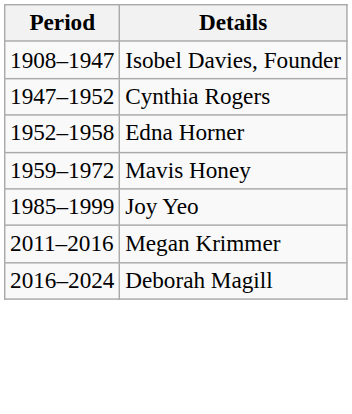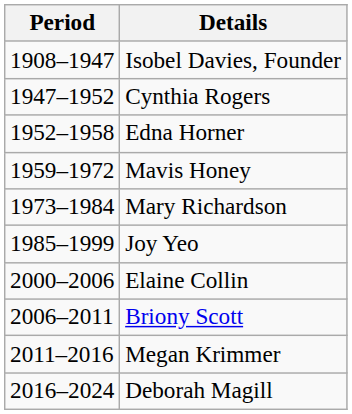+ row: (206, 206)
+ row: (187, 280)
+ row: (184, 317)
